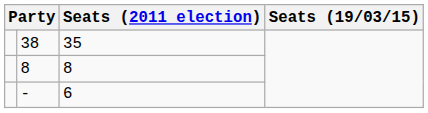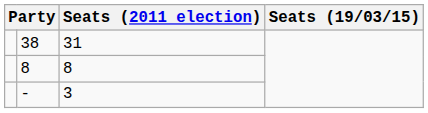(72, 43) 35 -> (72, 43) 31
(68, 94) 6 -> (68, 94) 3
